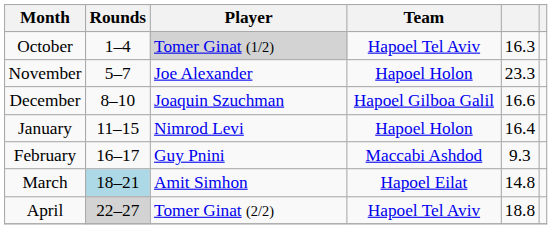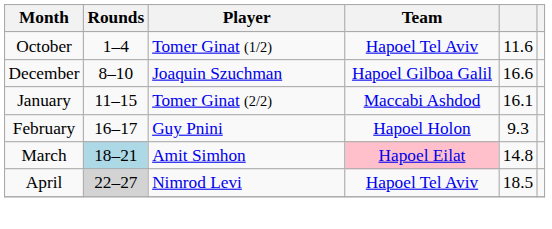(214, 45) lightgrey background -> (212, 45) no background
(520, 45) 16.3 -> (518, 45) 11.6
- row: (45, 73)
(199, 127) Nimrod Levi -> (212, 100) Tomer Ginat (2/2)
(424, 127) Hapoel Holon -> (422, 100) Maccabi Ashdod
(520, 127) 16.4 -> (518, 100) 16.1
(424, 155) Maccabi Ashdod -> (422, 127) Hapoel Holon
(424, 182) no background -> (422, 155) pink background
(214, 210) Tomer Ginat (2/2) -> (197, 182) Nimrod Levi
(520, 210) 18.8 -> (518, 182) 18.5
